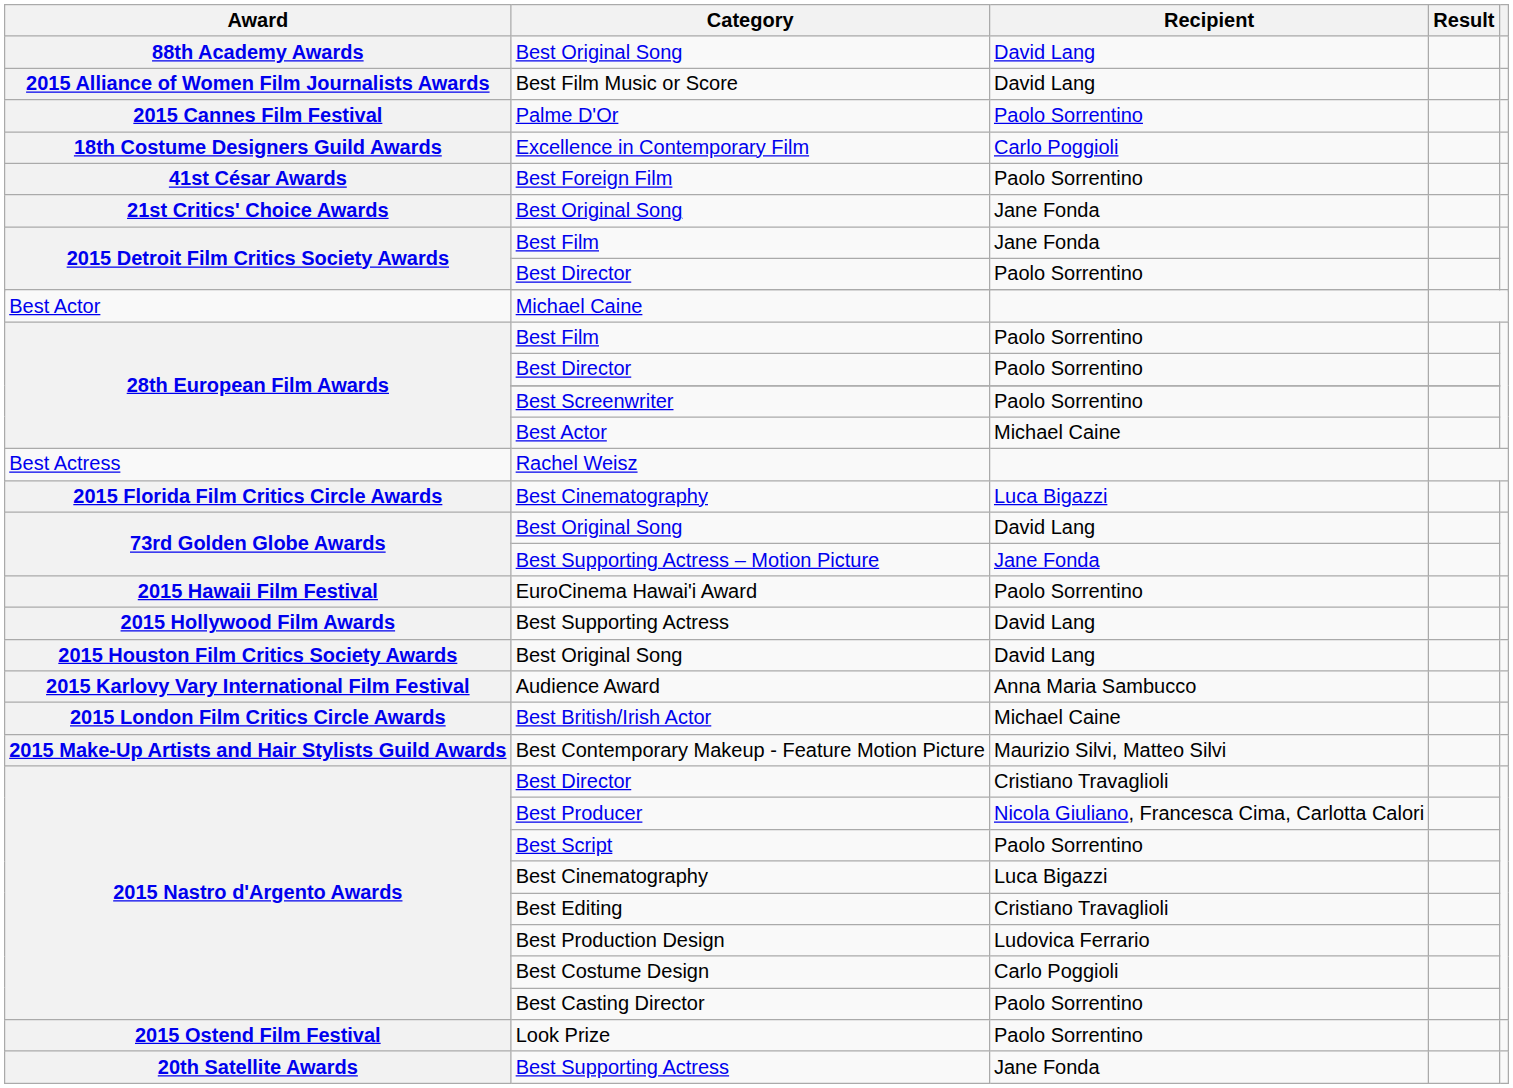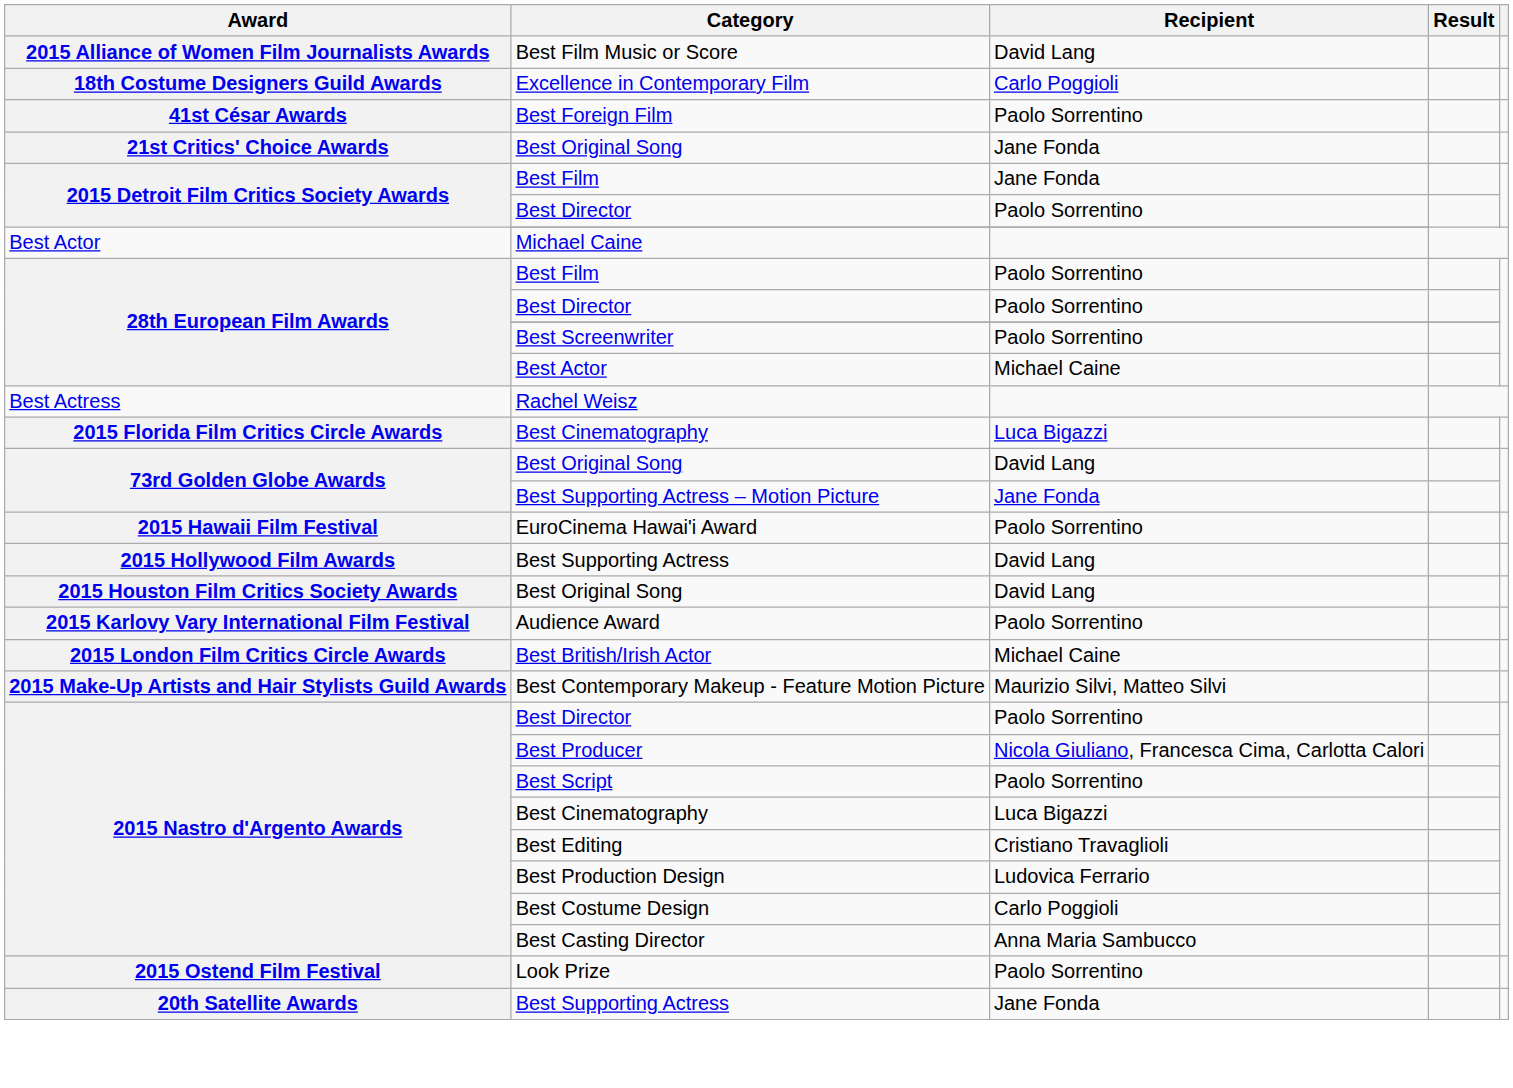- row: (258, 52)
- row: (258, 115)
(1095, 686) Anna Maria Sambucco -> (1068, 623) Paolo Sorrentino
(1081, 781) Cristiano Travaglioli -> (1068, 718) Paolo Sorrentino
(1068, 1003) Paolo Sorrentino -> (1095, 940) Anna Maria Sambucco
